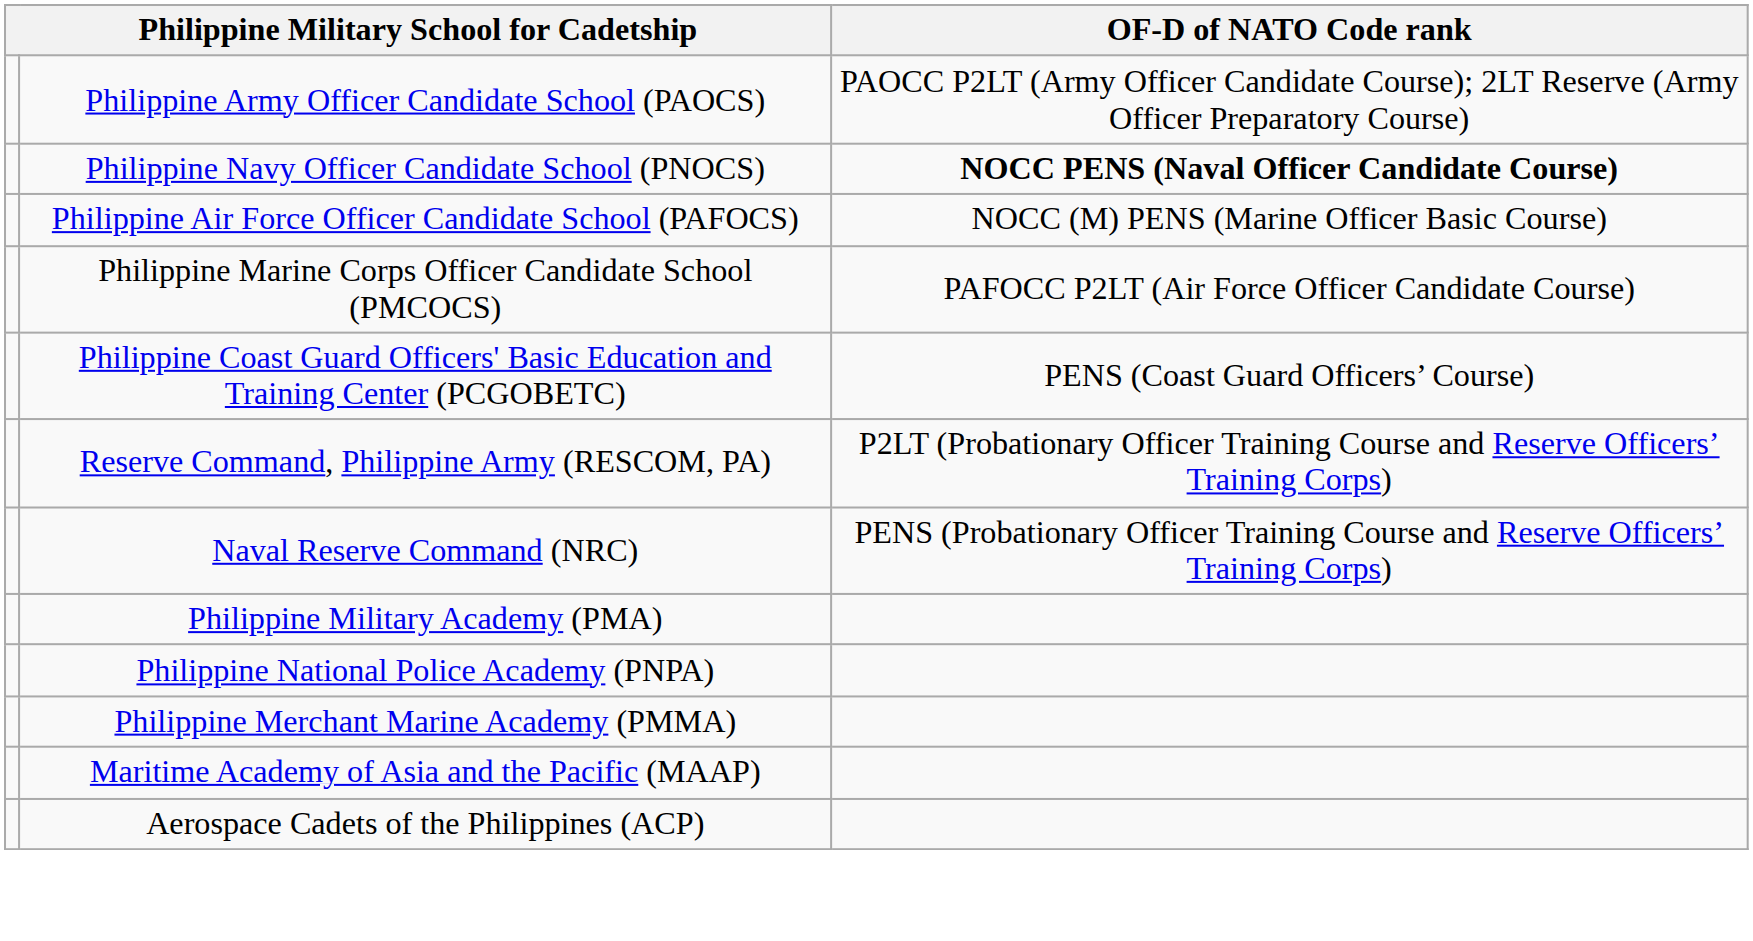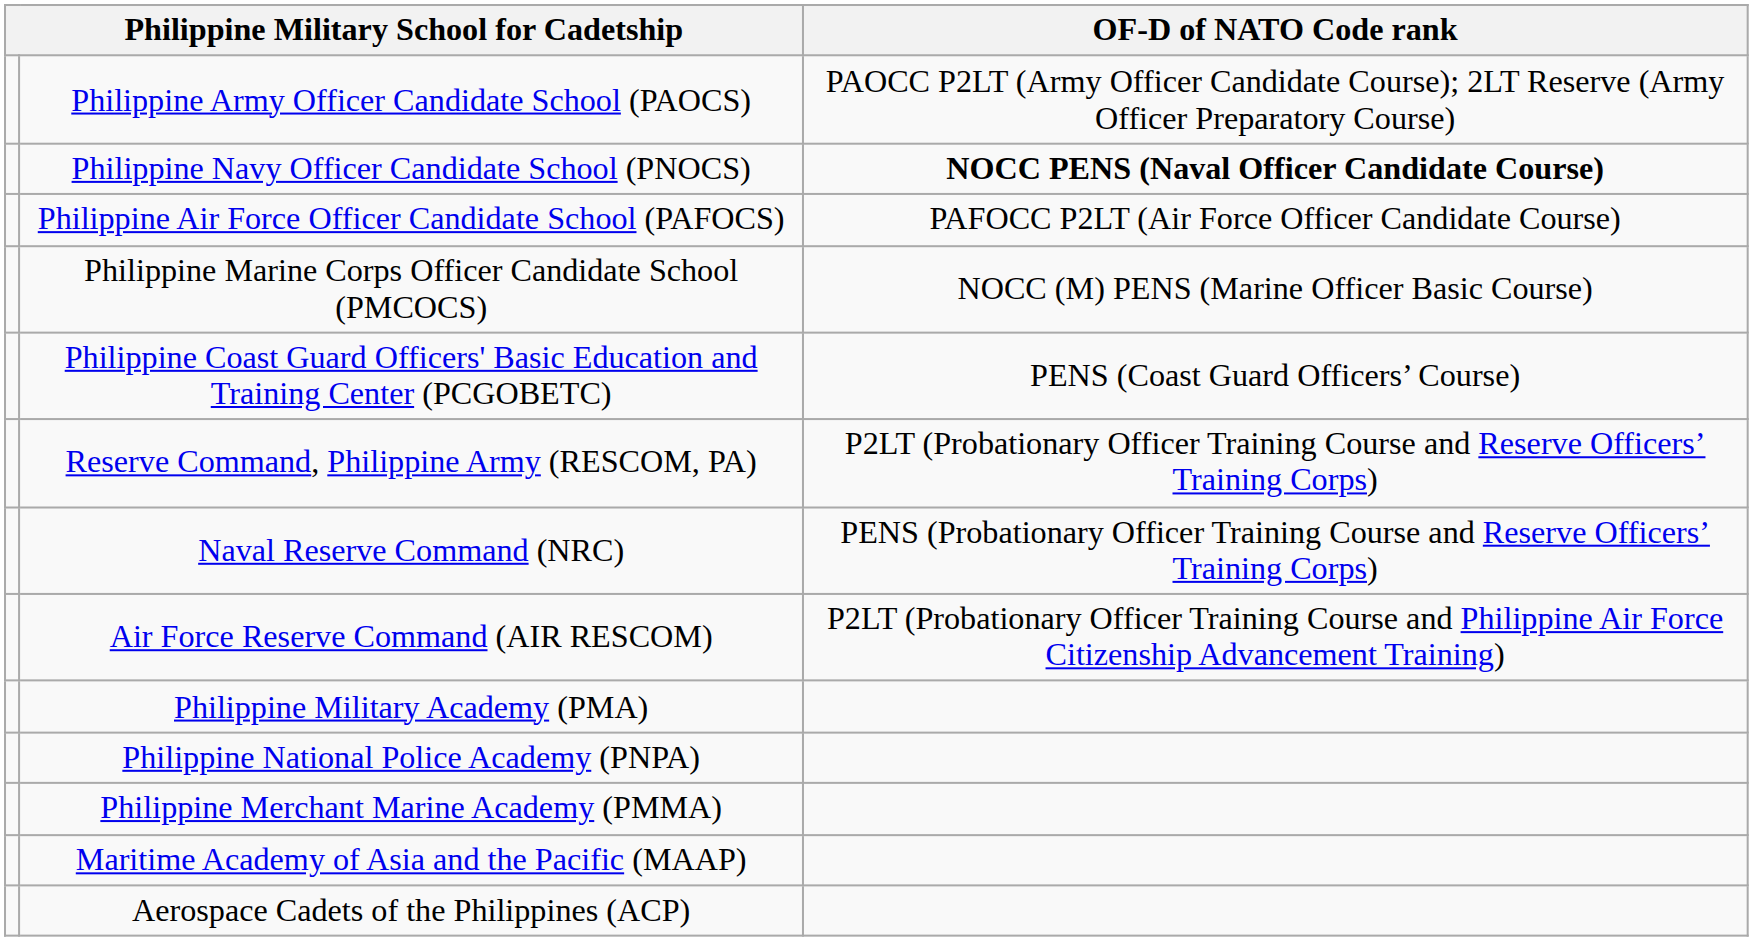(1289, 219) NOCC (M) PENS (Marine Officer Basic Course) -> (1275, 219) PAFOCC P2LT (Air Force Officer Candidate Course)
(1289, 288) PAFOCC P2LT (Air Force Officer Candidate Course) -> (1275, 288) NOCC (M) PENS (Marine Officer Basic Course)
+ row: (411, 637)
